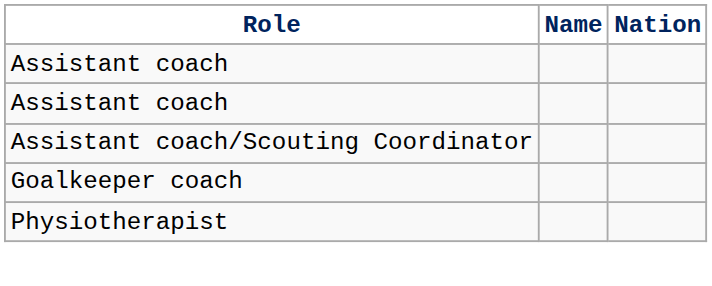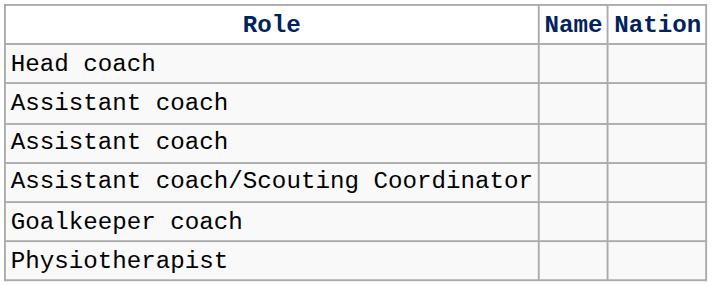+ row: (83, 64)
